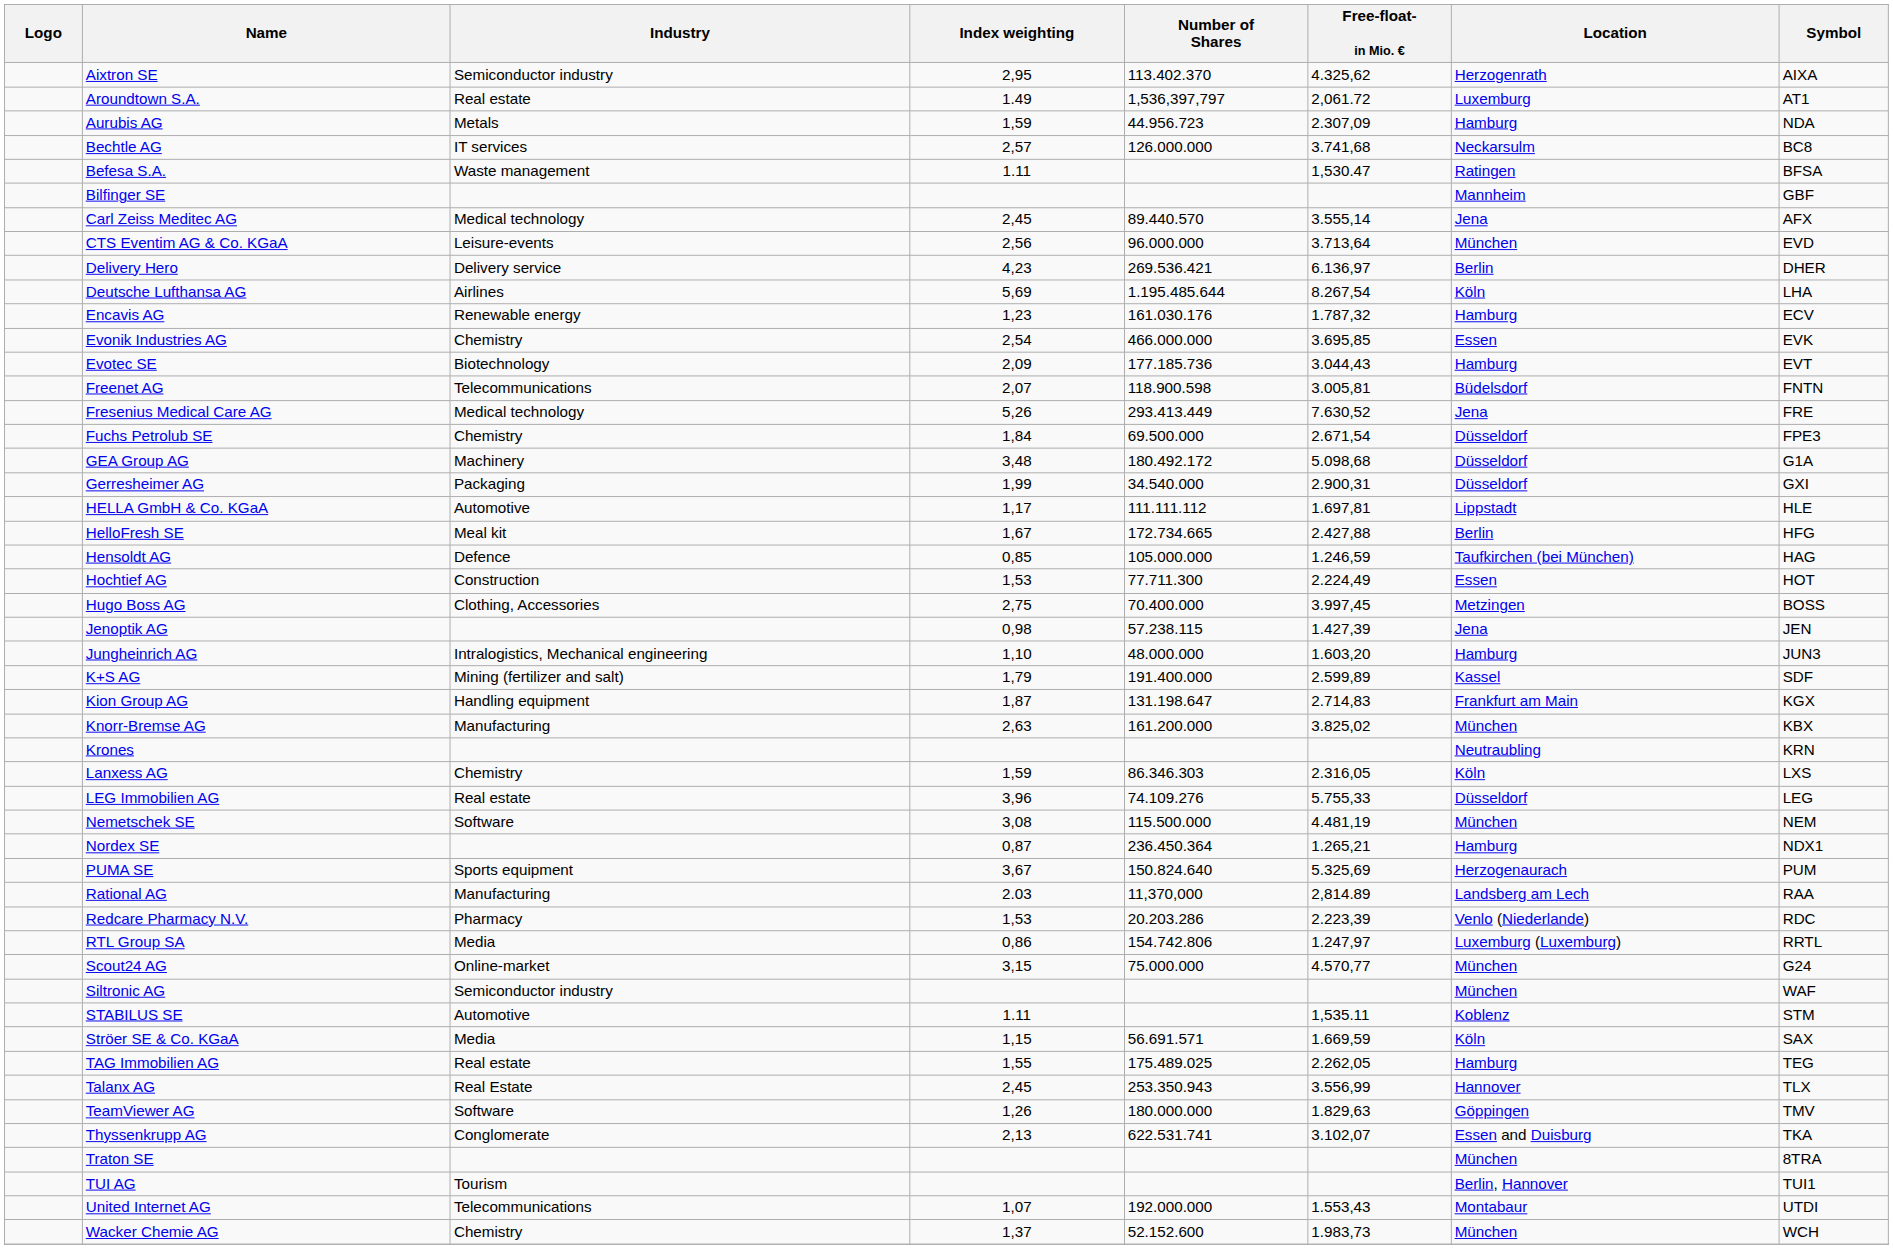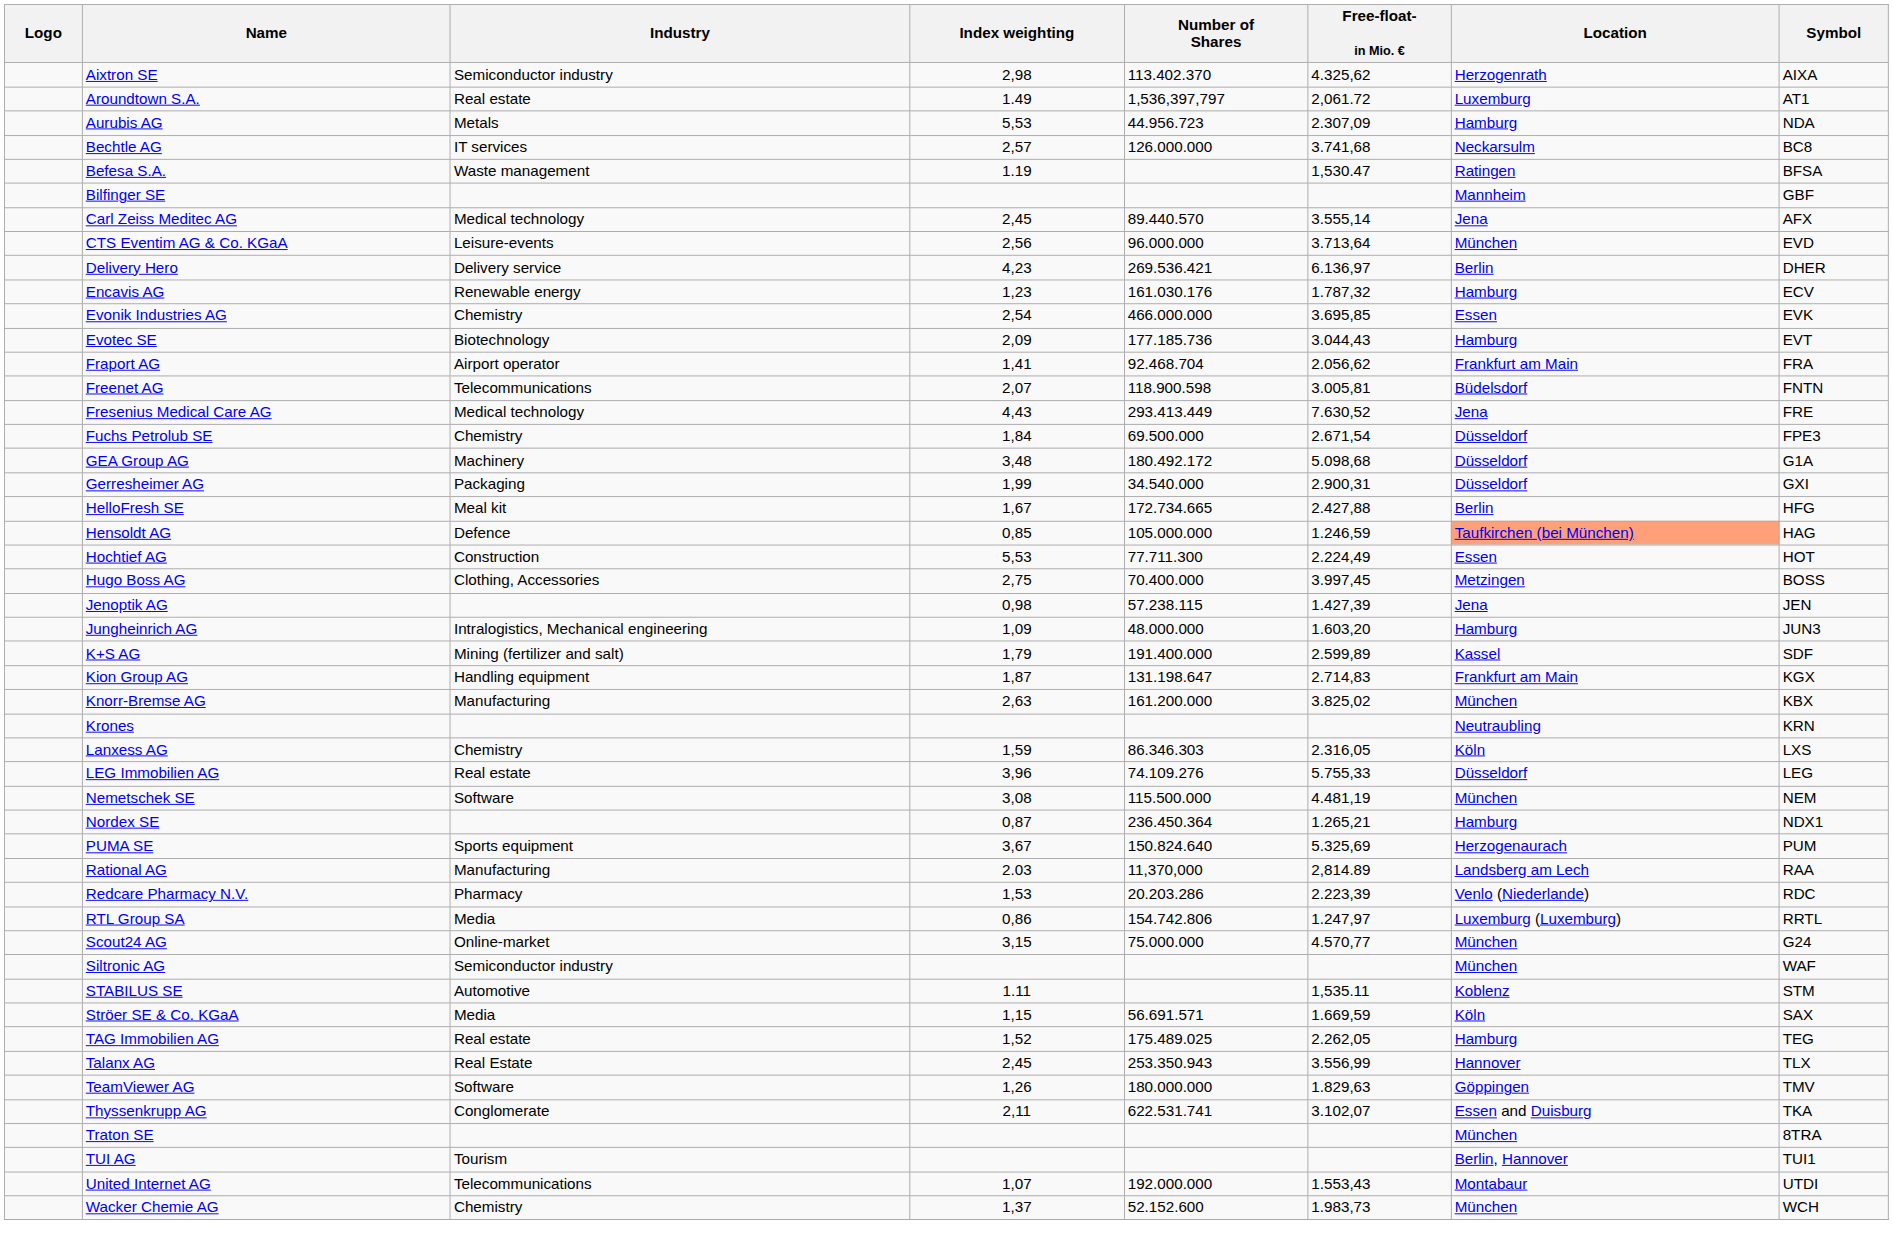(1017, 74) 2,95 -> (1017, 74) 2,98
(1017, 123) 1,59 -> (1017, 123) 5,53
(1017, 171) 1.11 -> (1017, 171) 1.19
- row: (166, 291)
+ row: (123, 364)
(1017, 412) 5,26 -> (1017, 412) 4,43
- row: (177, 508)
(1544, 556) no background -> (1544, 532) lightsalmon background
(1017, 581) 1,53 -> (1017, 556) 5,53
(1017, 653) 1,10 -> (1017, 629) 1,09
(1017, 1063) 1,55 -> (1017, 1039) 1,52
(1017, 1135) 2,13 -> (1017, 1111) 2,11
